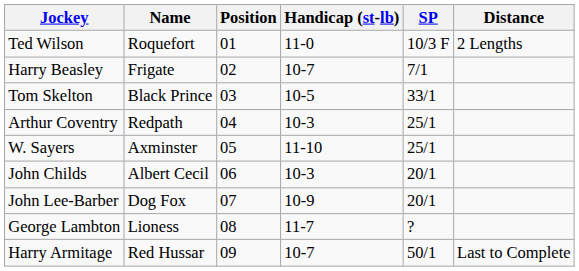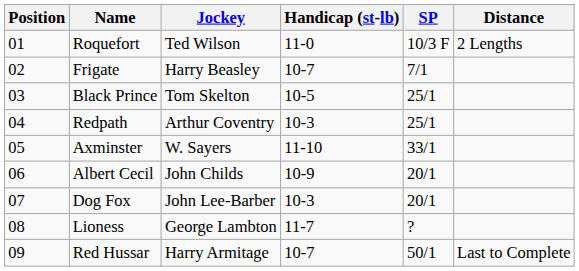columns swapped: (248, 17) <-> (64, 17)
(422, 95) 33/1 -> (422, 95) 25/1
(422, 148) 25/1 -> (422, 148) 33/1
(299, 174) 10-3 -> (299, 174) 10-9
(299, 200) 10-9 -> (299, 200) 10-3
